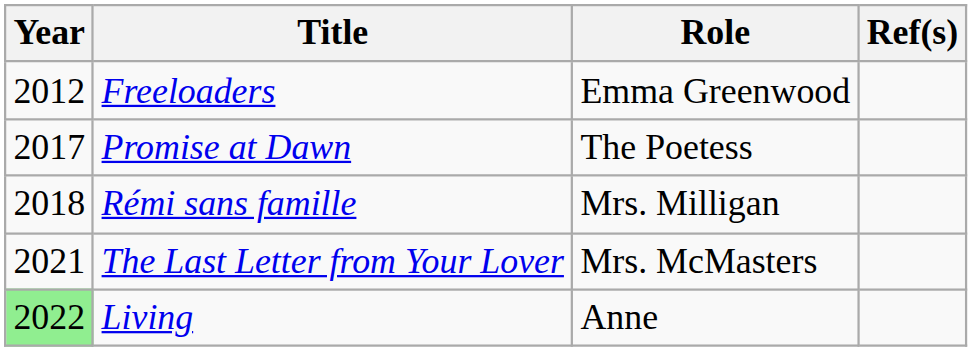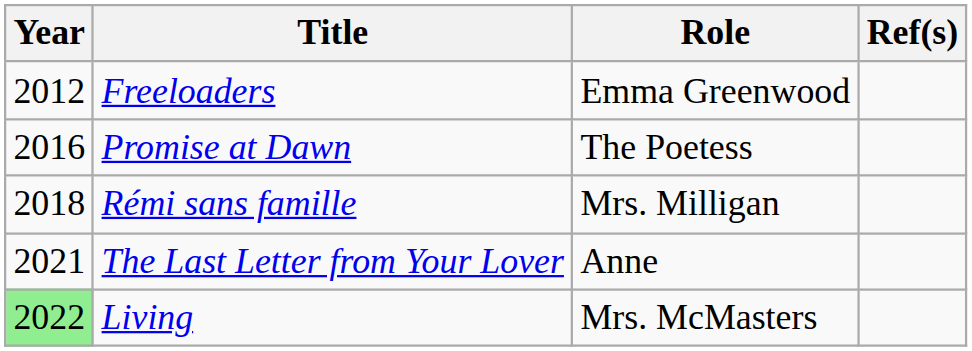(49, 146) 2017 -> (49, 146) 2016
(699, 260) Mrs. McMasters -> (619, 260) Anne
(619, 317) Anne -> (699, 317) Mrs. McMasters
